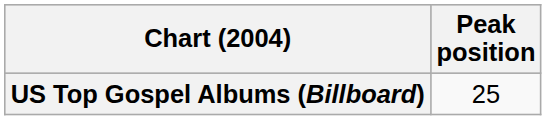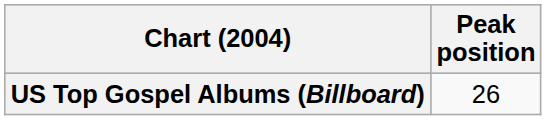(486, 93) 25 -> (486, 93) 26
